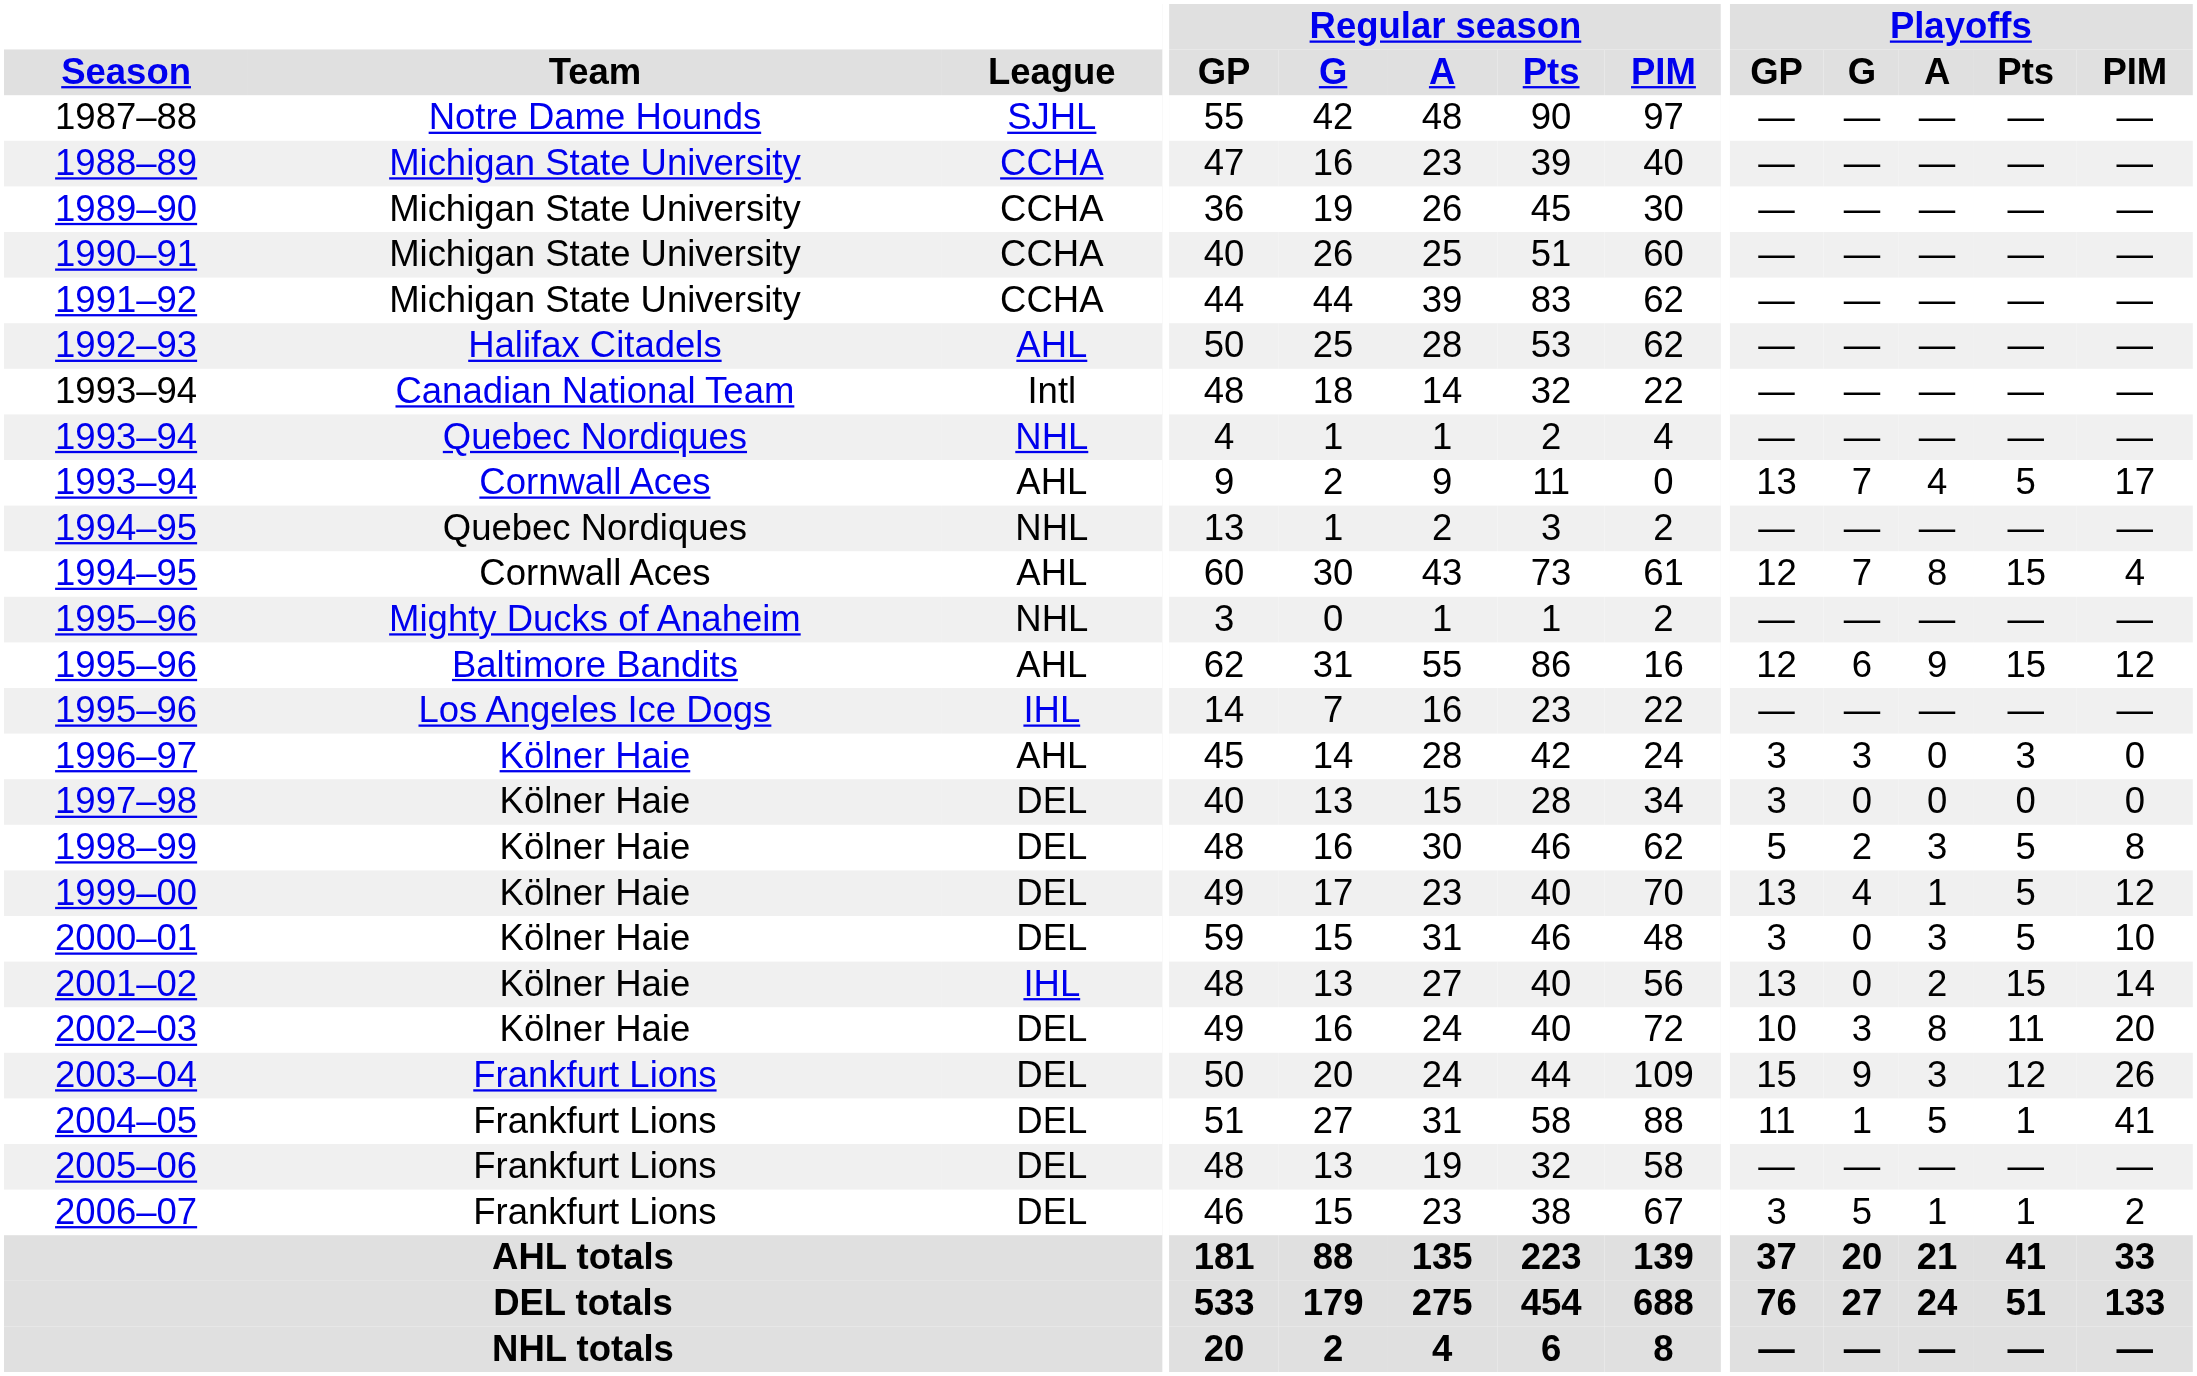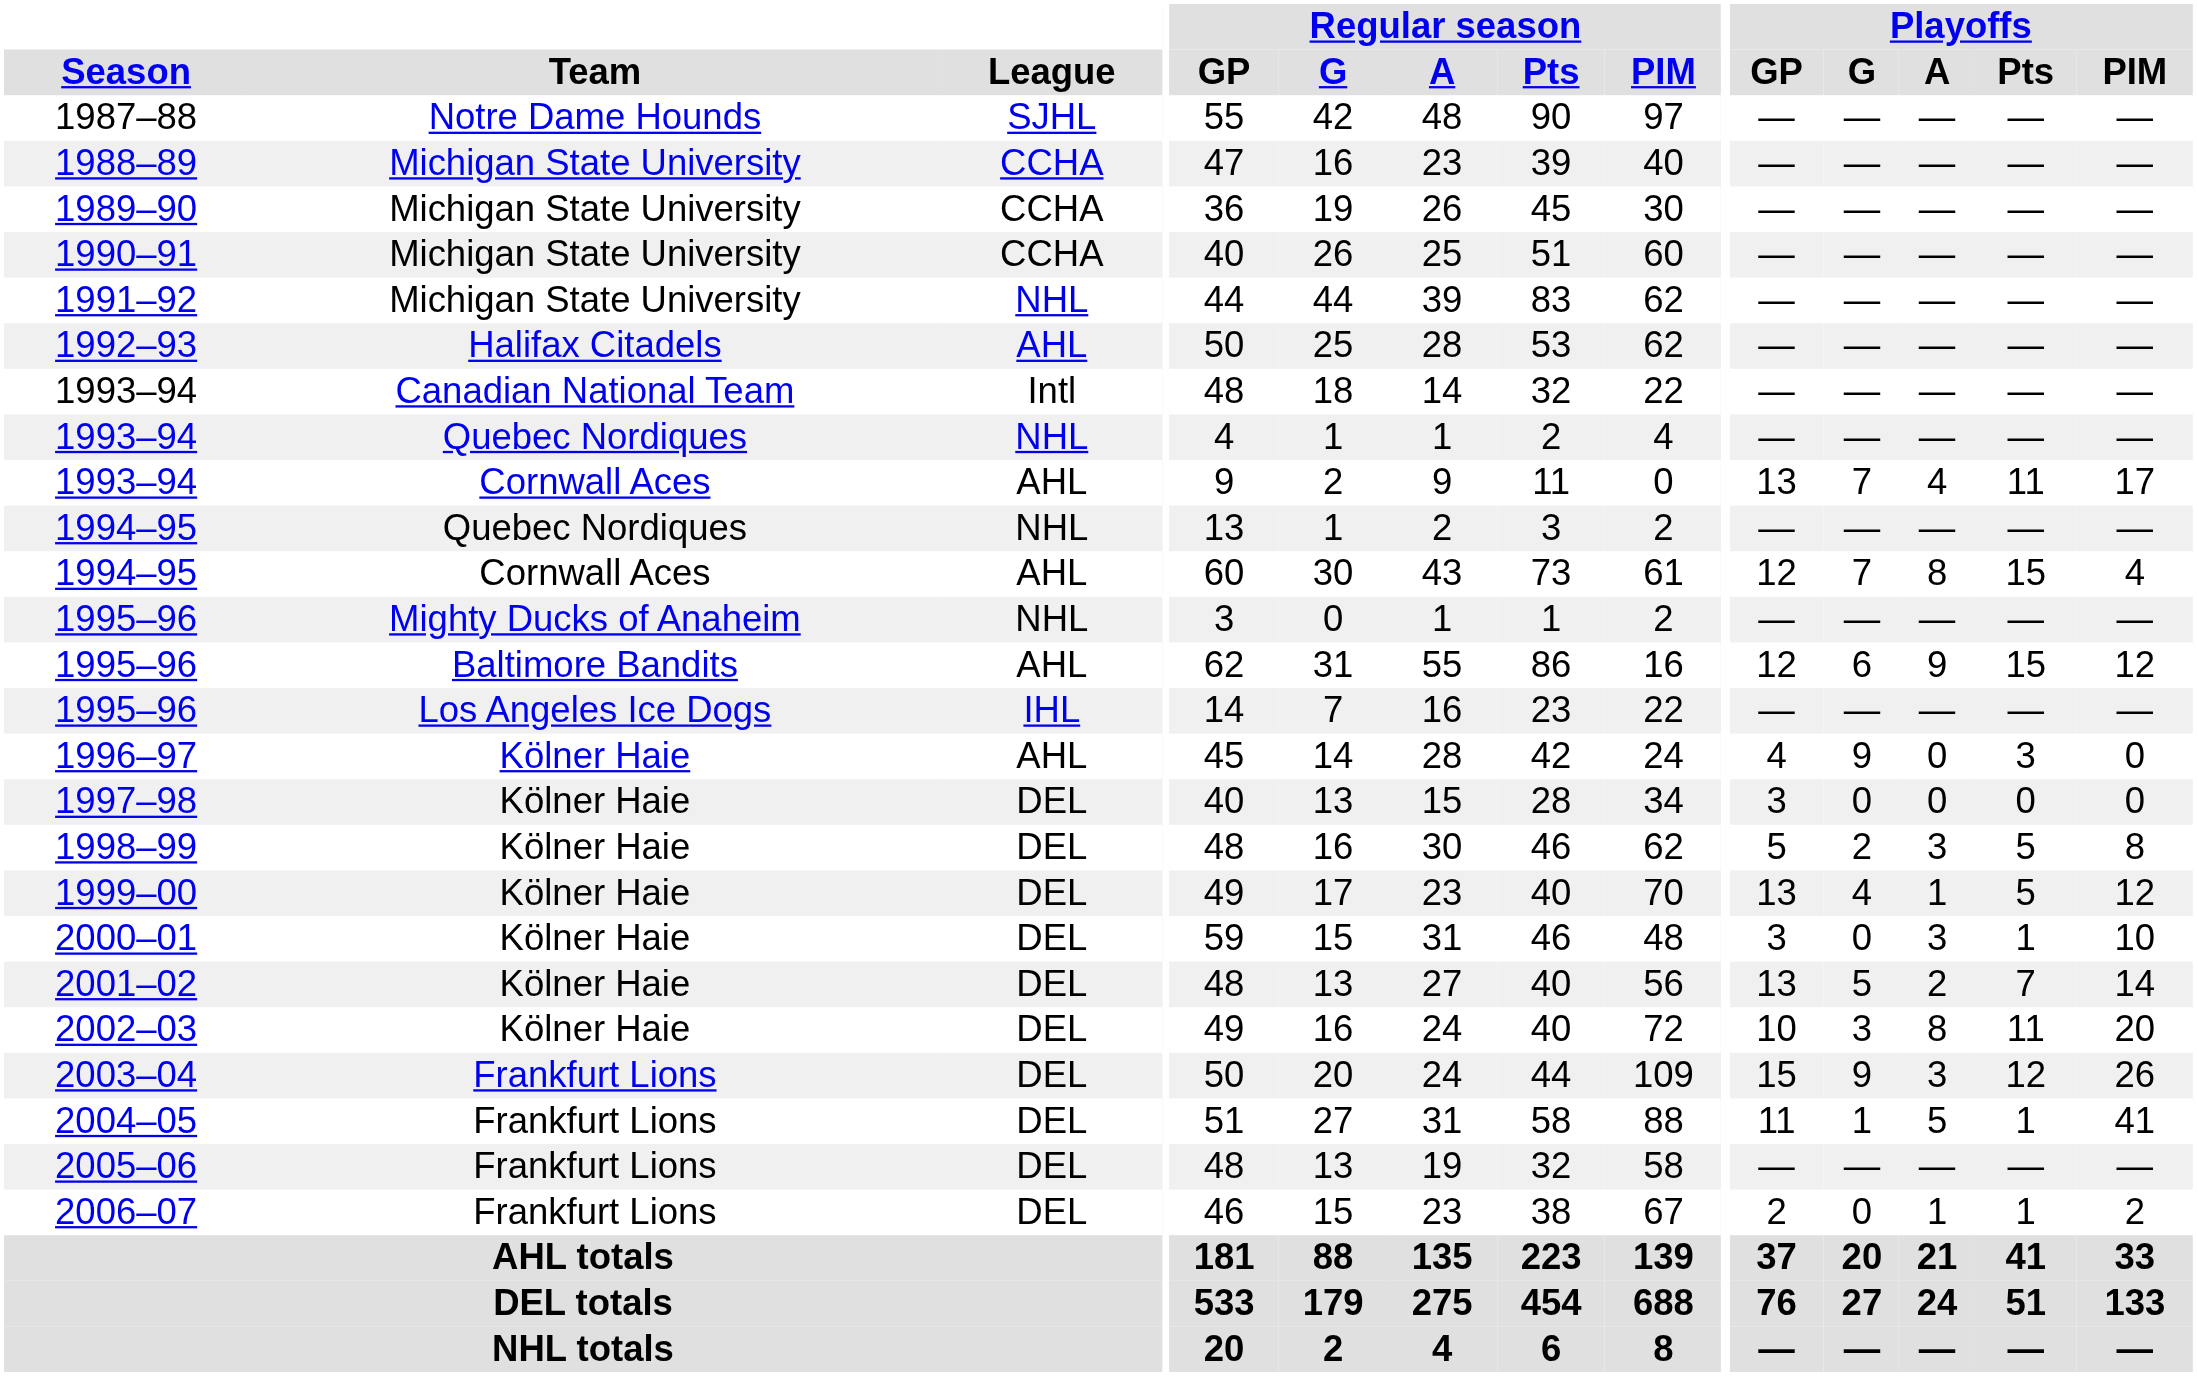(1052, 299) CCHA -> (1052, 299) NHL
(2026, 482) 5 -> (2026, 482) 11
(1777, 755) 3 -> (1777, 755) 4
(1862, 755) 3 -> (1862, 755) 9
(2026, 938) 5 -> (2026, 938) 1
(1052, 983) IHL -> (1052, 983) DEL
(1862, 983) 0 -> (1862, 983) 5
(2026, 983) 15 -> (2026, 983) 7
(1777, 1211) 3 -> (1777, 1211) 2
(1862, 1211) 5 -> (1862, 1211) 0
